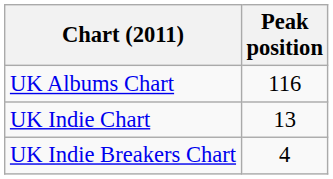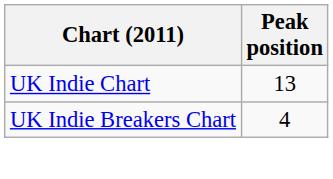- row: (92, 83)
